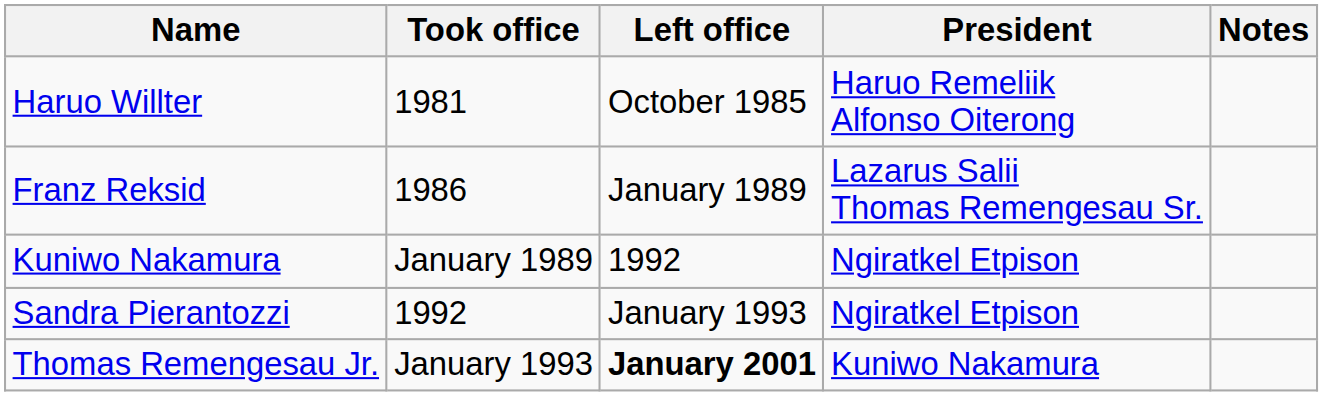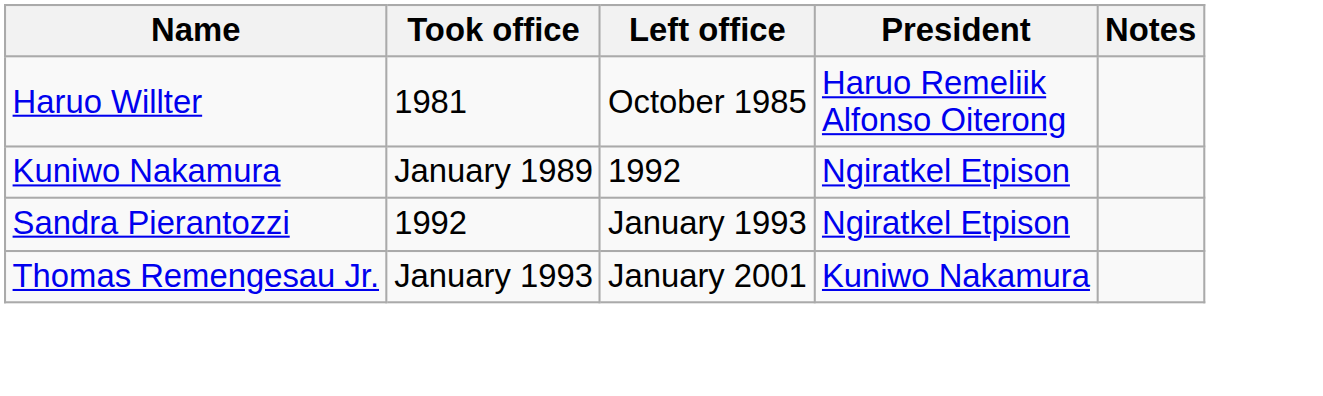- row: (109, 189)
(712, 364) bold -> (707, 275) normal
